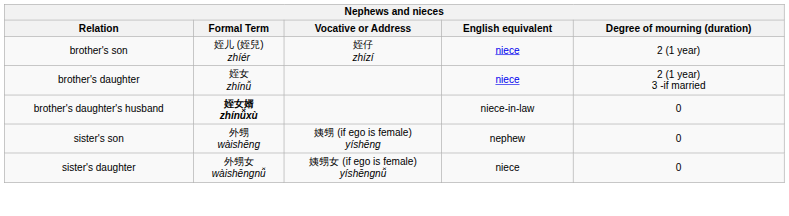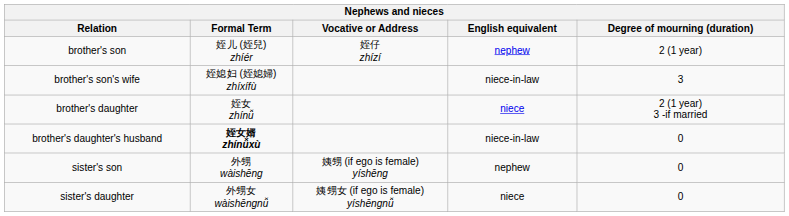(507, 51) niece -> (512, 51) nephew
+ row: (97, 80)
